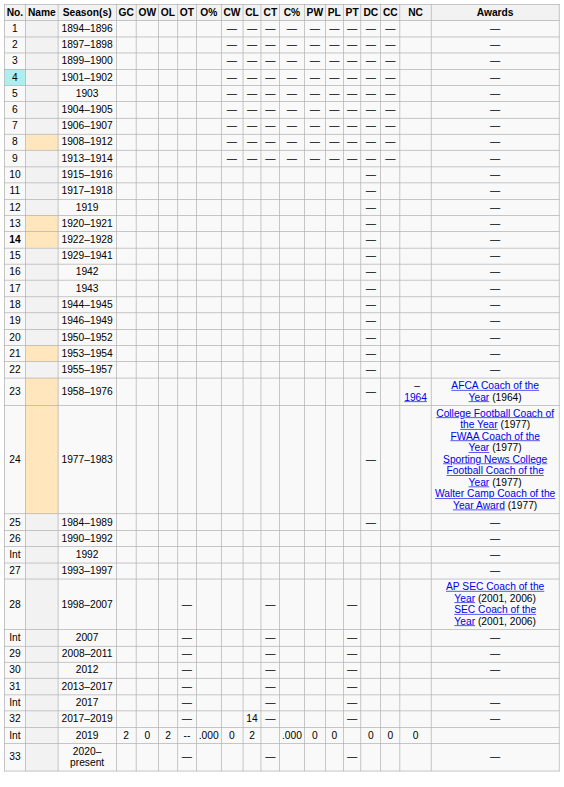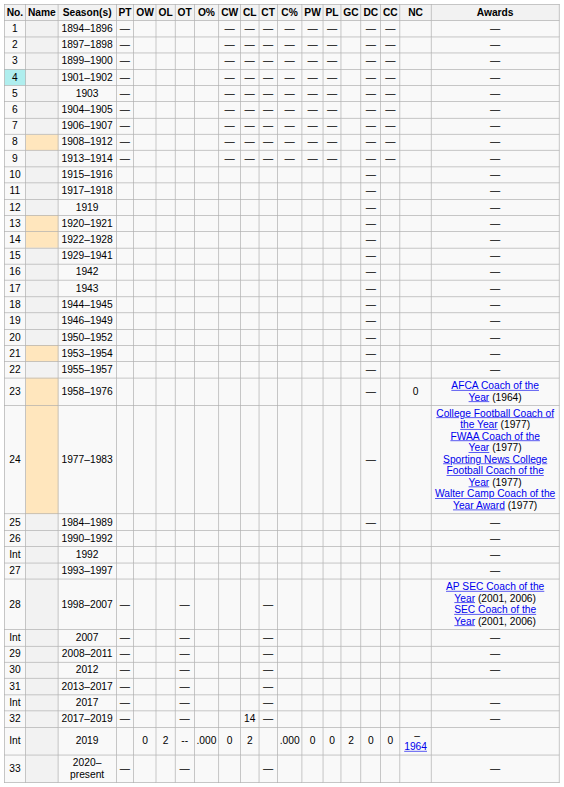columns swapped: (126, 12) <-> (352, 12)
(15, 239) bold -> (15, 239) normal
(416, 391) – 1964 -> (416, 391) 0
(416, 735) 0 -> (416, 741) – 1964
